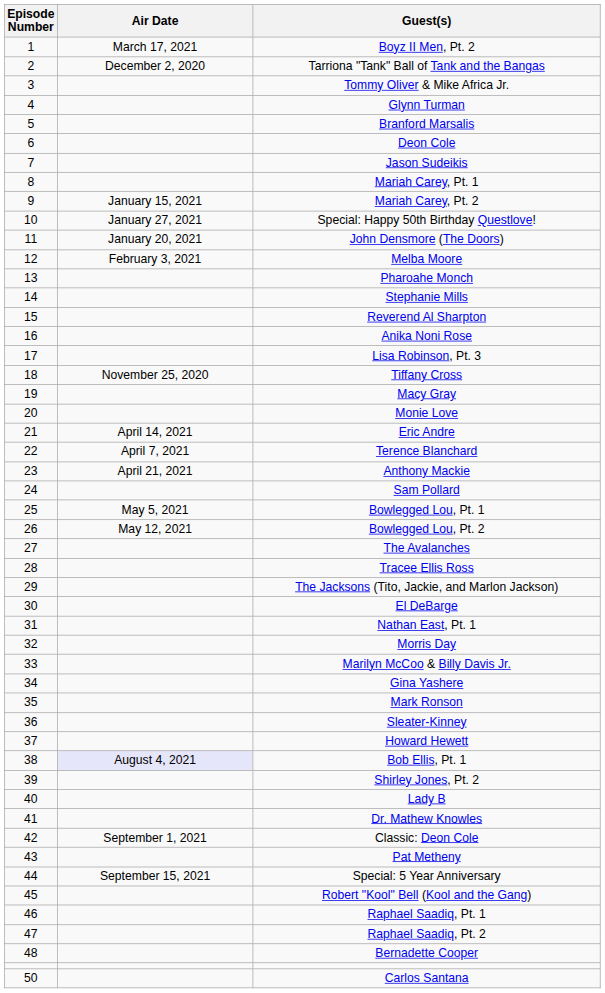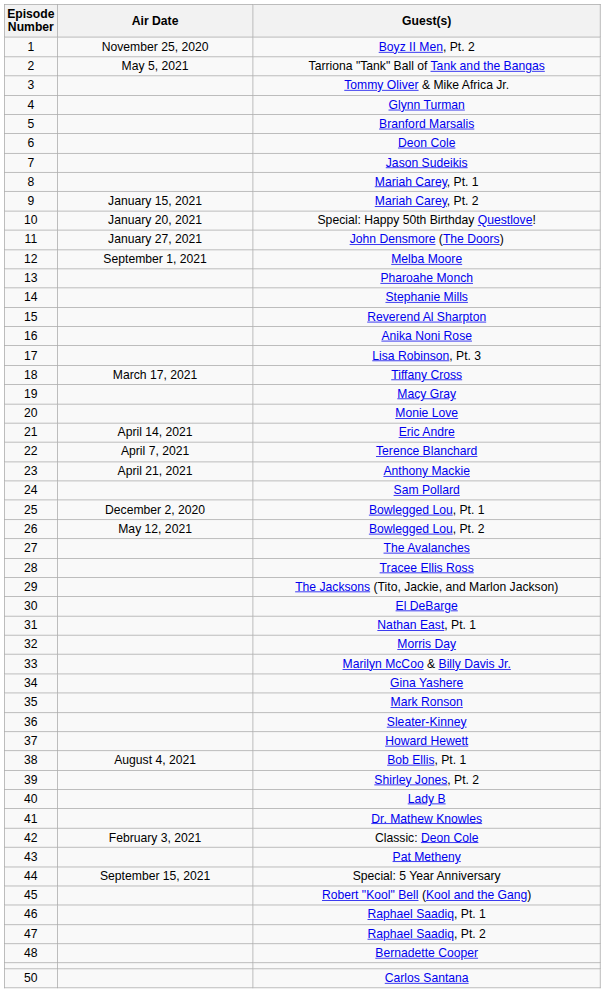(155, 47) March 17, 2021 -> (155, 47) November 25, 2020
(155, 66) December 2, 2020 -> (155, 66) May 5, 2021
(155, 220) January 27, 2021 -> (155, 220) January 20, 2021
(155, 239) January 20, 2021 -> (155, 239) January 27, 2021
(155, 259) February 3, 2021 -> (155, 259) September 1, 2021
(155, 374) November 25, 2020 -> (155, 374) March 17, 2021
(155, 509) May 5, 2021 -> (155, 509) December 2, 2020
(155, 760) lavender background -> (155, 760) no background
(155, 837) September 1, 2021 -> (155, 837) February 3, 2021
